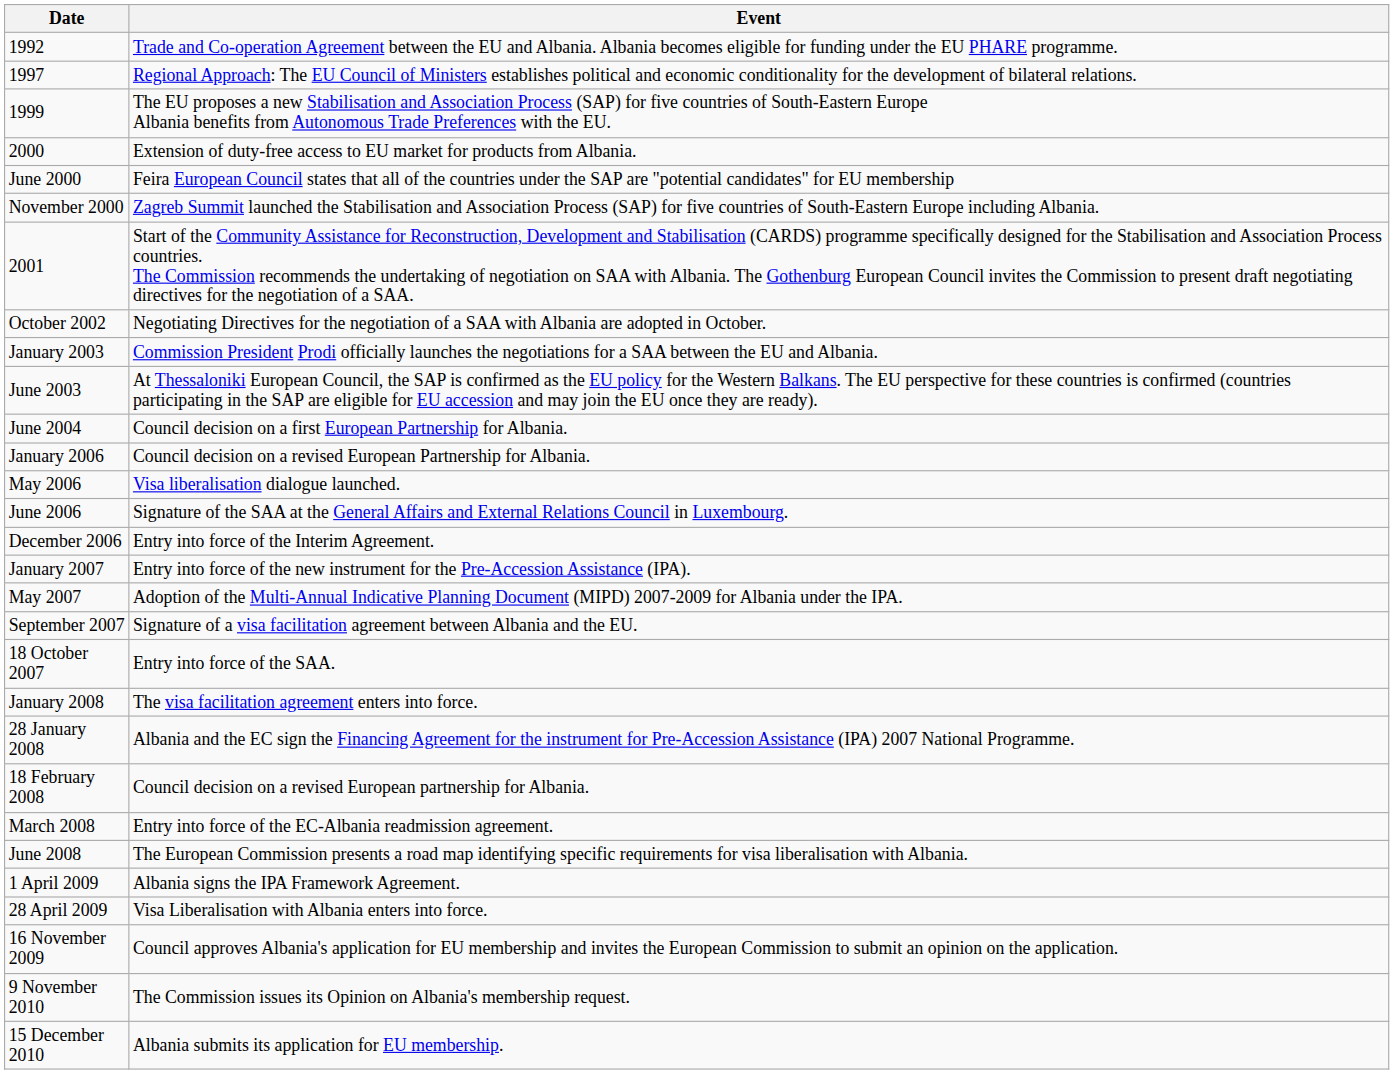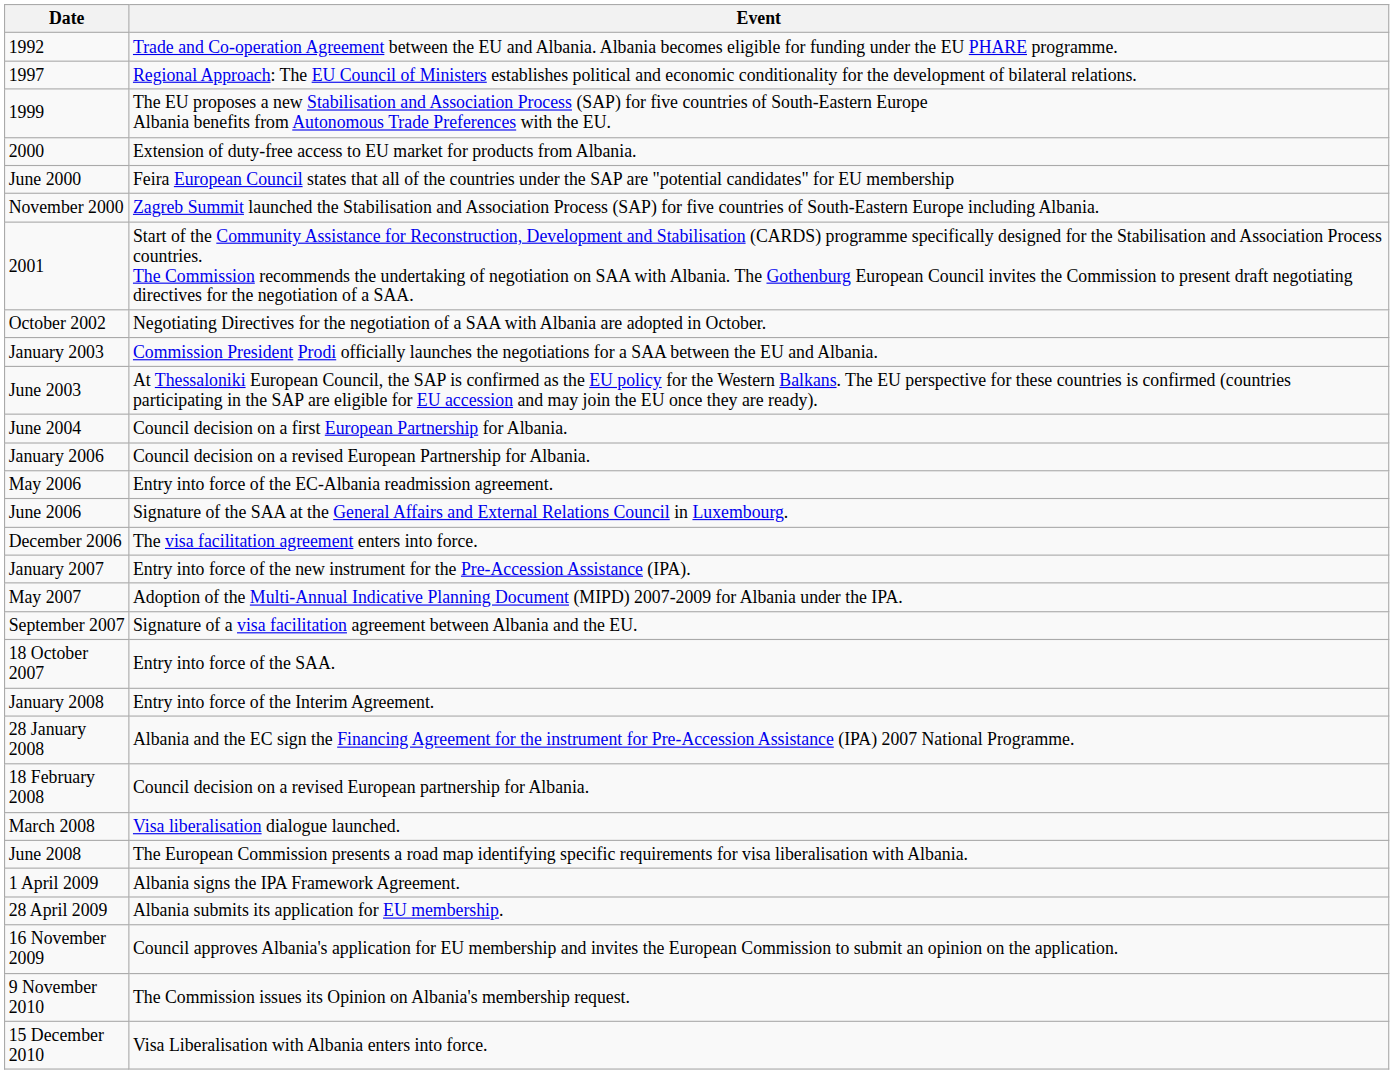(267, 484) Visa liberalisation dialogue launched. -> (343, 484) Entry into force of the EC-Albania readmission agreement.
(284, 540) Entry into force of the Interim Agreement. -> (305, 540) The visa facilitation agreement enters into force.
(305, 701) The visa facilitation agreement enters into force. -> (284, 701) Entry into force of the Interim Agreement.
(343, 826) Entry into force of the EC-Albania readmission agreement. -> (267, 826) Visa liberalisation dialogue launched.
(310, 910) Visa Liberalisation with Albania enters into force. -> (318, 910) Albania submits its application for EU membership.
(318, 1045) Albania submits its application for EU membership. -> (310, 1045) Visa Liberalisation with Albania enters into force.
